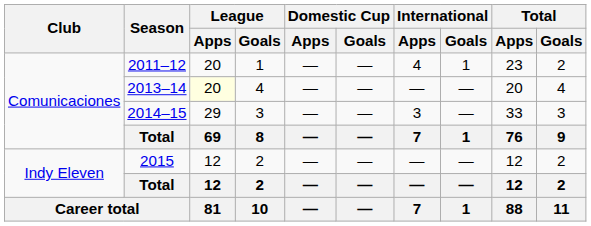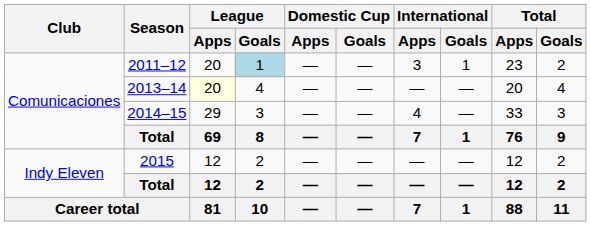(260, 64) no background -> (260, 64) lightblue background
(417, 64) 4 -> (417, 64) 3
(417, 112) 3 -> (417, 112) 4
